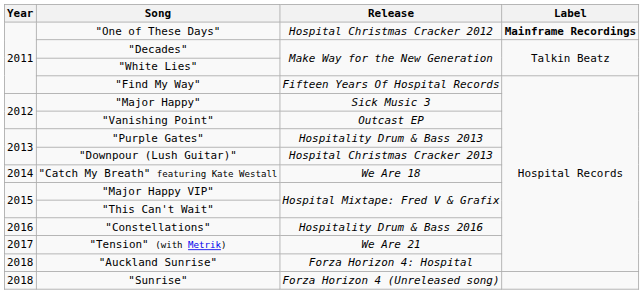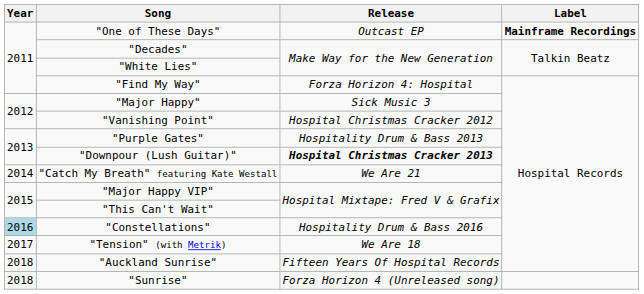(391, 31) Hospital Christmas Cracker 2012 -> (391, 31) Outcast EP
(391, 85) Fifteen Years Of Hospital Records -> (391, 85) Forza Horizon 4: Hospital
(391, 120) Outcast EP -> (391, 120) Hospital Christmas Cracker 2012
(391, 156) normal -> (391, 156) bold
(391, 173) We Are 18 -> (391, 173) We Are 21
(20, 227) no background -> (20, 227) lightblue background
(391, 245) We Are 21 -> (391, 245) We Are 18
(391, 262) Forza Horizon 4: Hospital -> (391, 262) Fifteen Years Of Hospital Records
